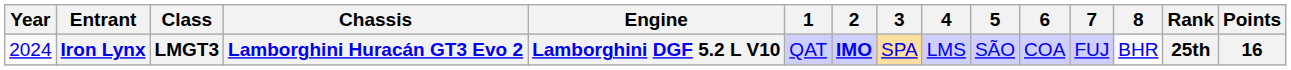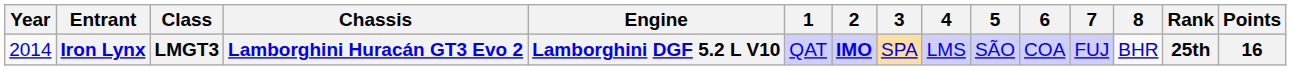(30, 49) 2024 -> (30, 49) 2014
